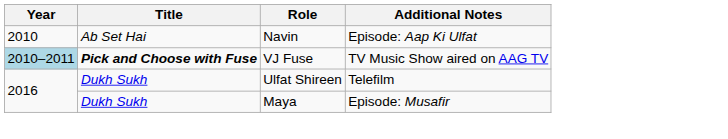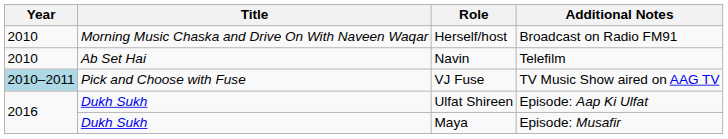+ row: (471, 36)
(412, 36) Episode: Aap Ki Ulfat -> (542, 58) Telefilm
(169, 58) bold -> (163, 79) normal
(371, 79) Telefilm -> (584, 101) Episode: Aap Ki Ulfat
